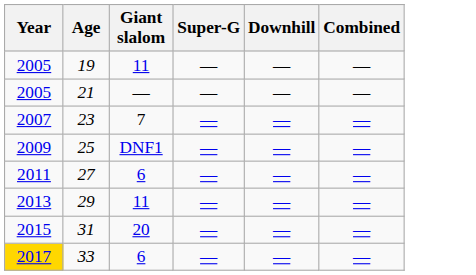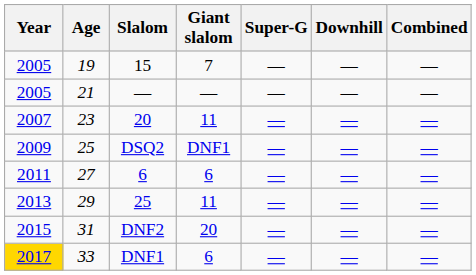+ column: (143, 27)
(141, 65) 11 -> (209, 65) 7
(141, 119) 7 -> (209, 119) 11
